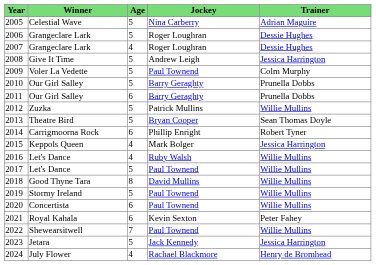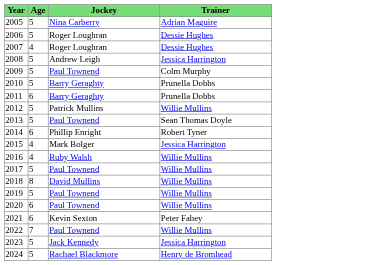- column: (78, 10)
(173, 120) Bryan Cooper -> (74, 120) Paul Townend
(131, 254) 4 -> (31, 254) 5
